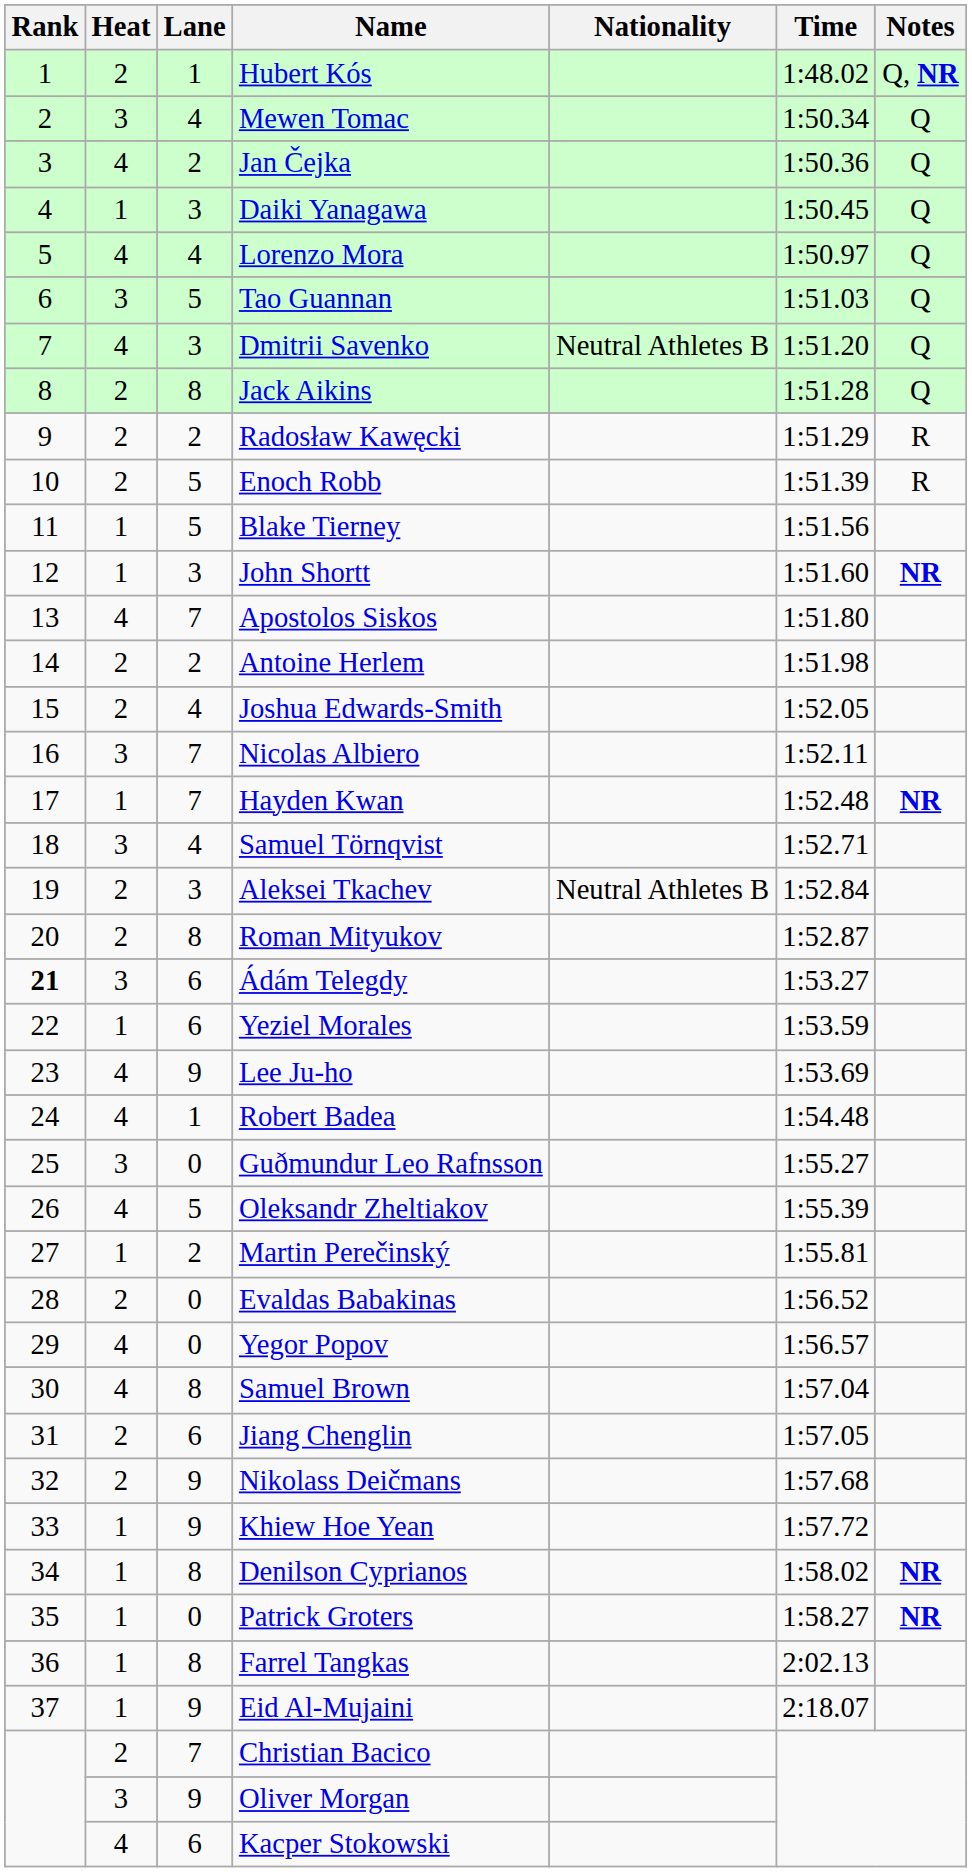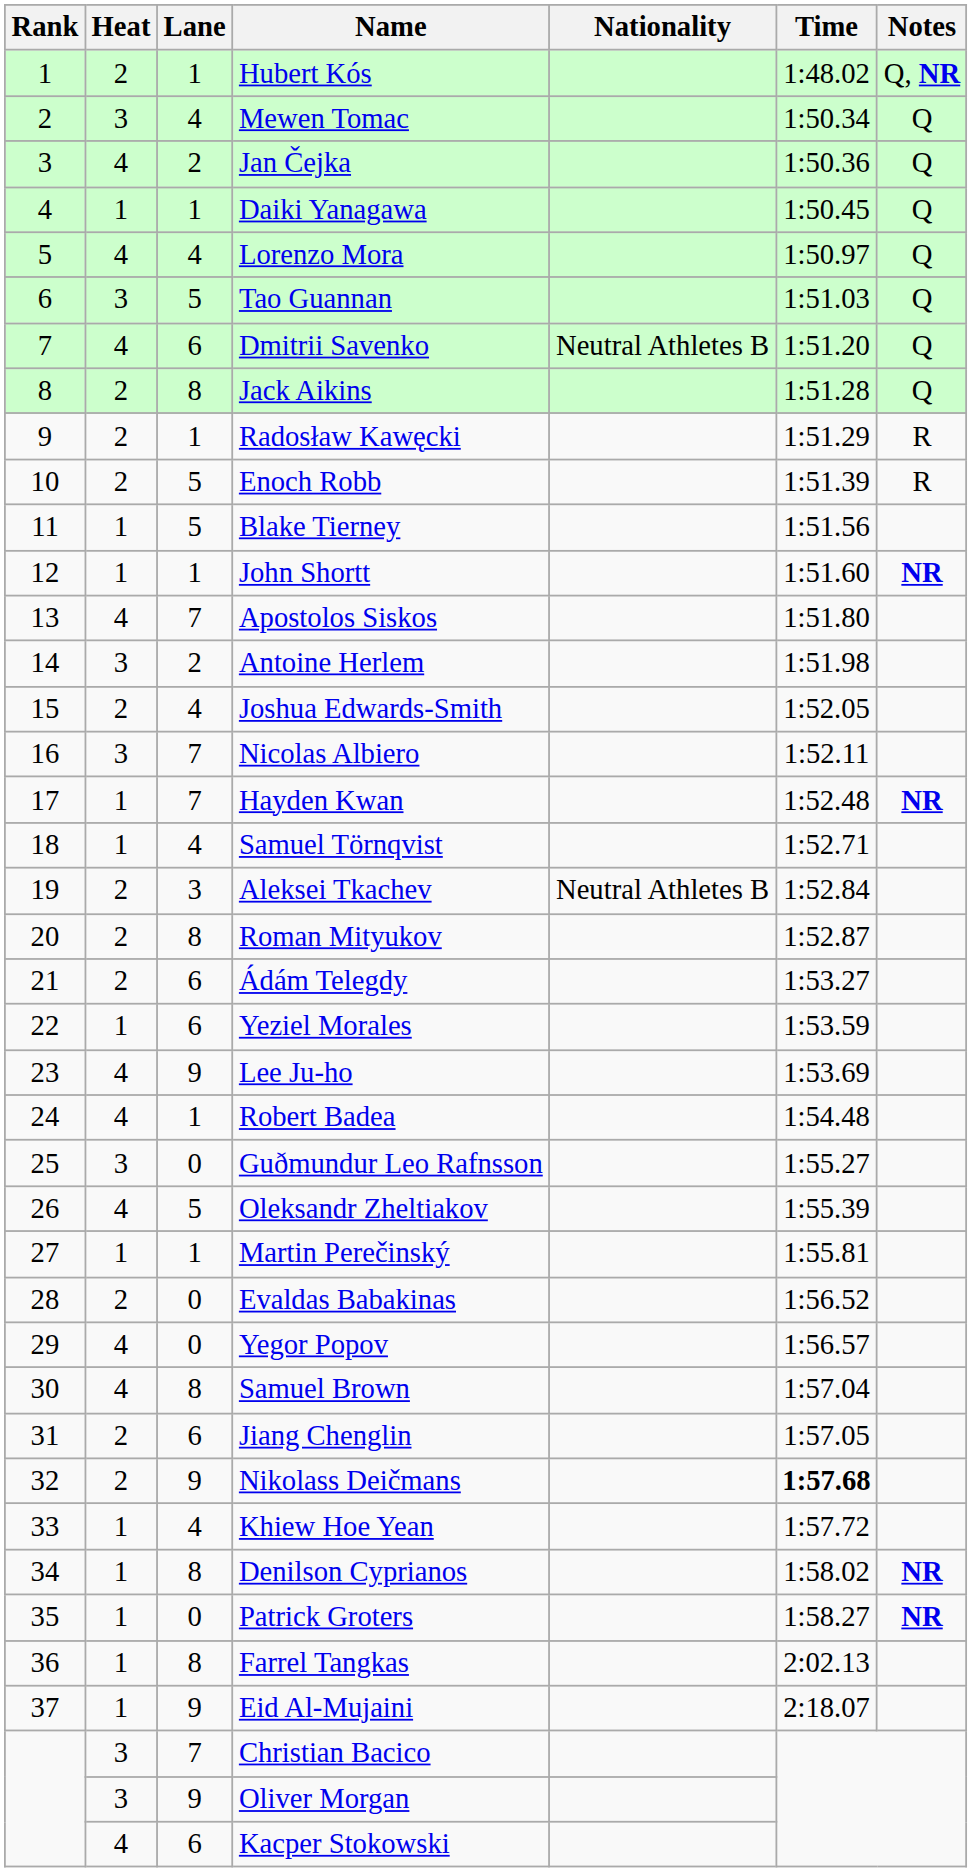(195, 208) 3 -> (195, 208) 1
(195, 345) 3 -> (195, 345) 6
(195, 436) 2 -> (195, 436) 1
(195, 572) 3 -> (195, 572) 1
(121, 663) 2 -> (121, 663) 3
(121, 844) 3 -> (121, 844) 1
(45, 981) bold -> (45, 981) normal
(121, 981) 3 -> (121, 981) 2
(195, 1253) 2 -> (195, 1253) 1
(826, 1480) normal -> (826, 1480) bold
(195, 1526) 9 -> (195, 1526) 4
(121, 1753) 2 -> (121, 1753) 3
